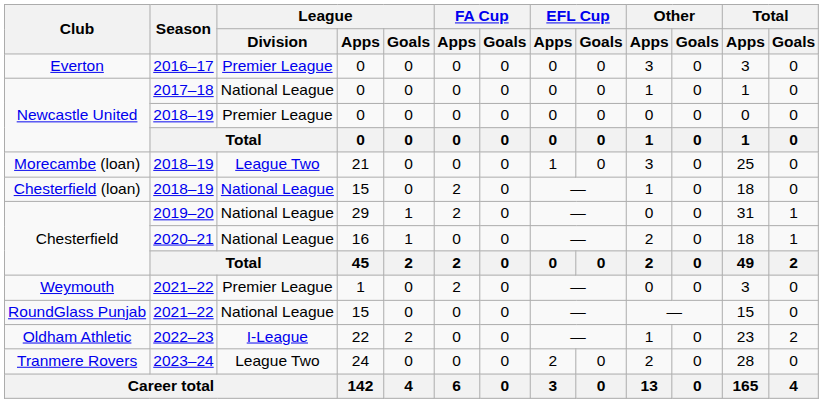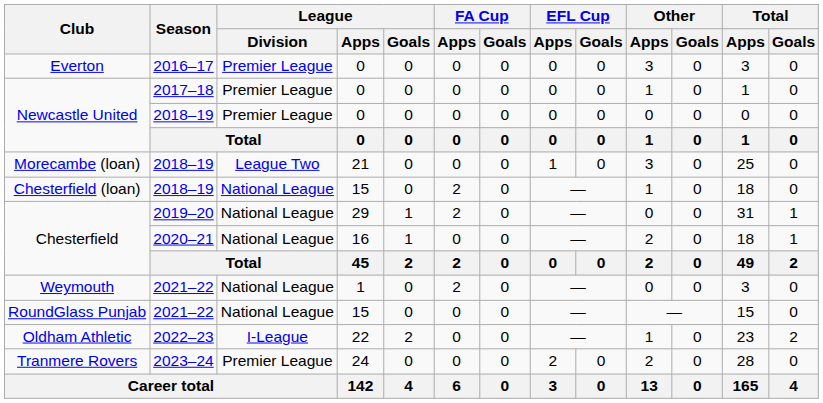(277, 90) National League -> (277, 90) Premier League
(277, 287) Premier League -> (277, 287) National League
(277, 361) League Two -> (277, 361) Premier League
